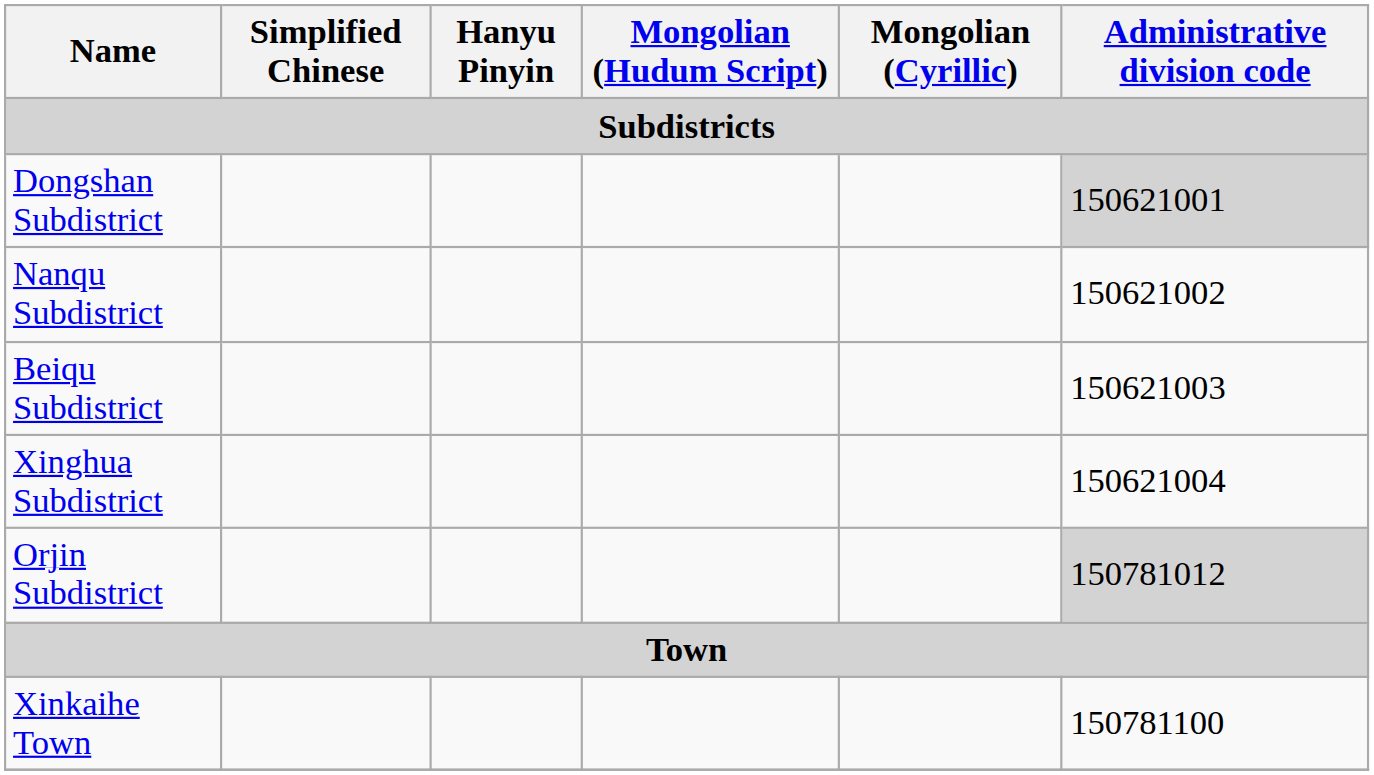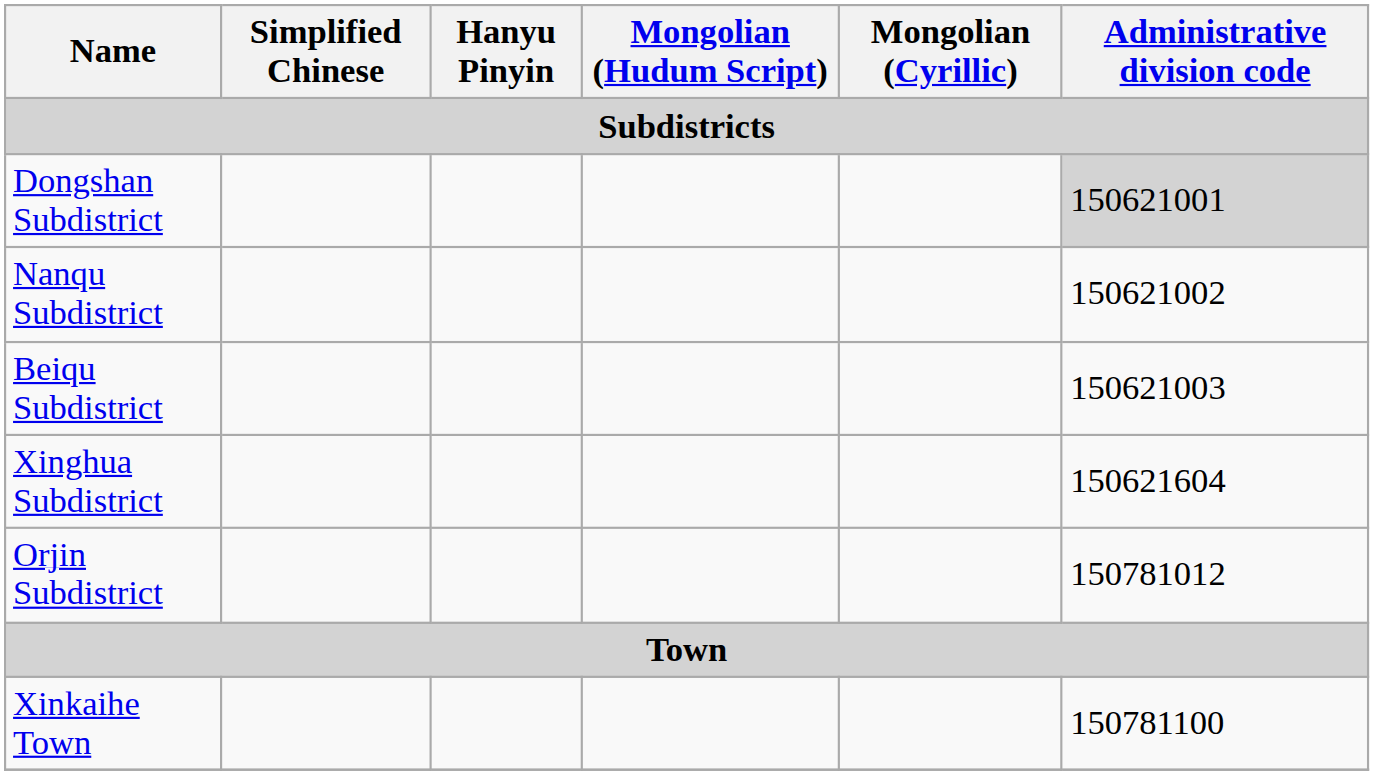(1148, 480) 150621004 -> (1148, 480) 150621604
(1148, 574) lightgrey background -> (1148, 574) no background
